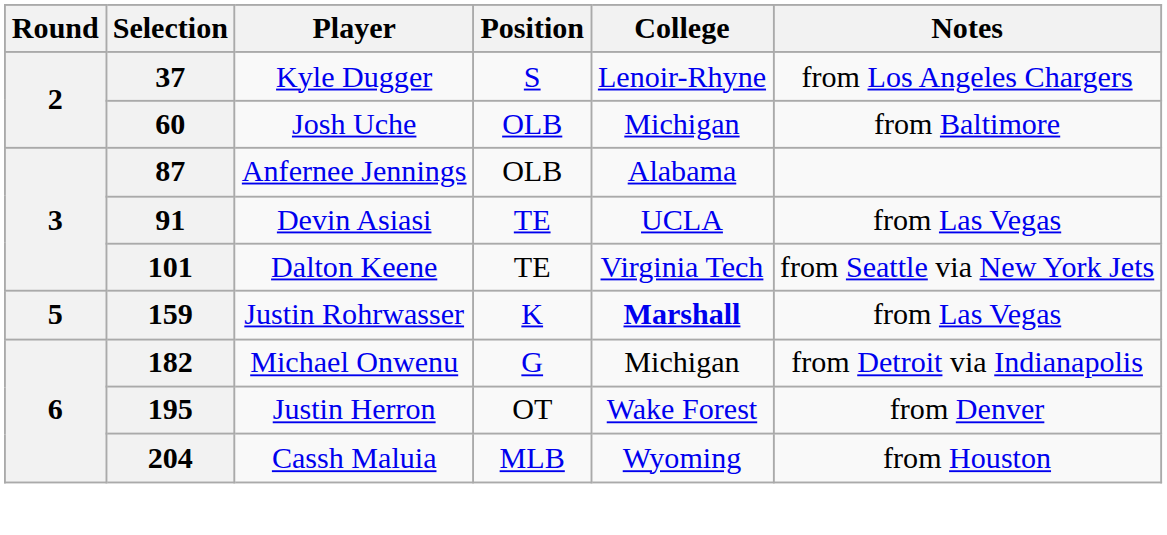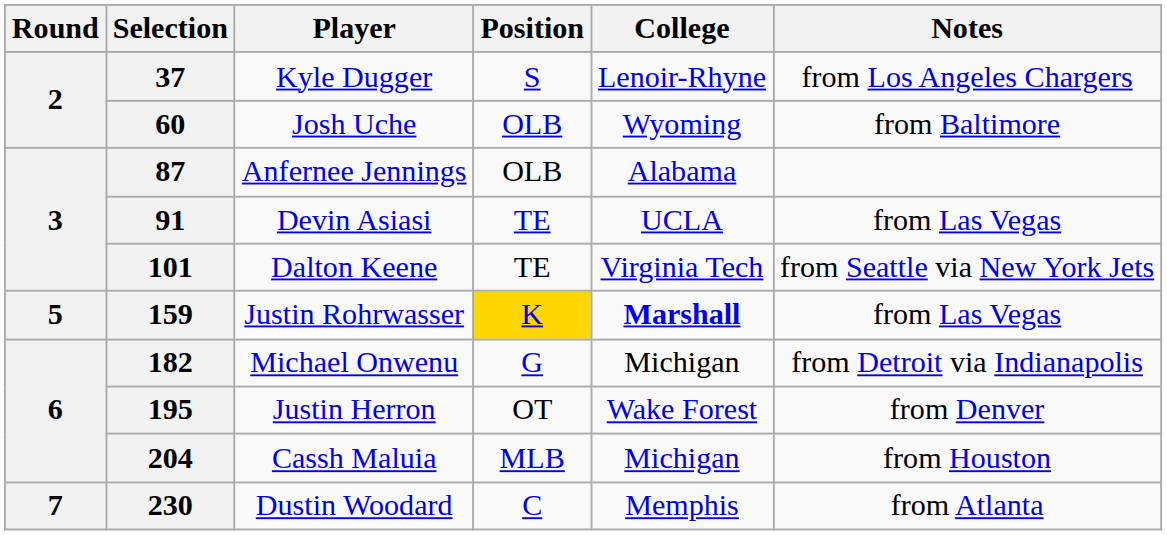(682, 123) Michigan -> (682, 123) Wyoming
(532, 314) no background -> (532, 314) gold background
(682, 457) Wyoming -> (682, 457) Michigan
+ row: (170, 505)
